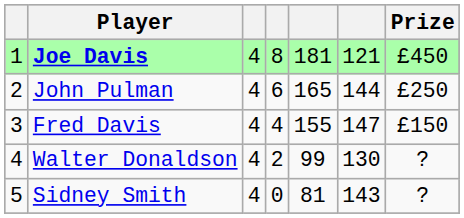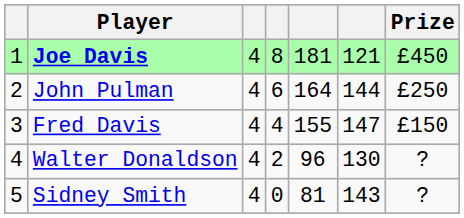(313, 92) 165 -> (313, 92) 164
(313, 161) 99 -> (313, 161) 96
